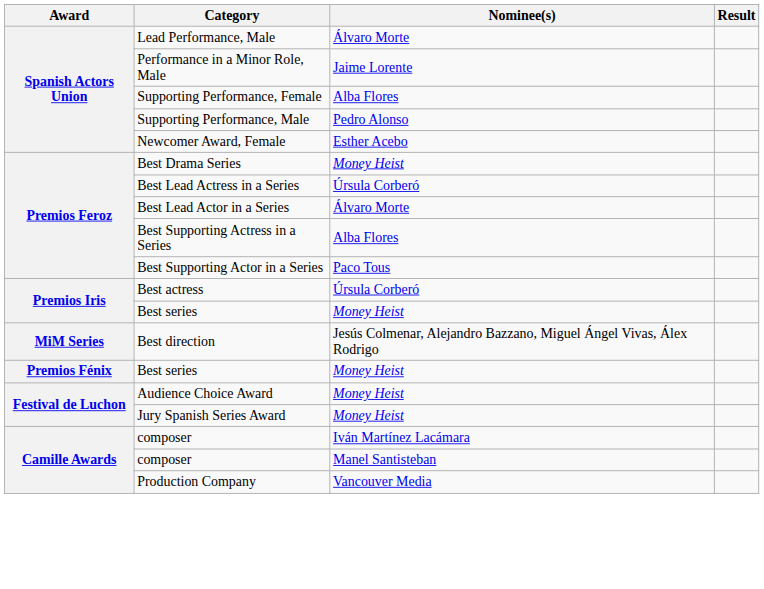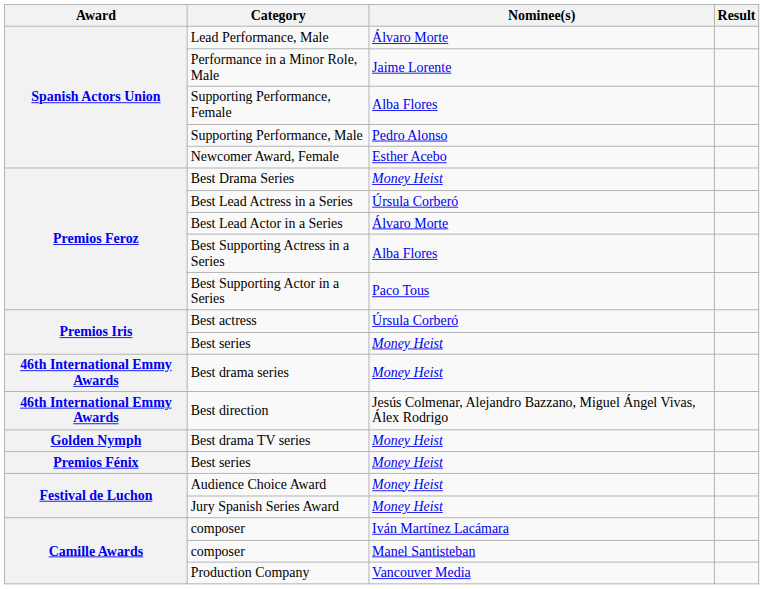+ row: (240, 372)
(69, 341) MiM Series -> (96, 410) 46th International Emmy Awards
+ row: (251, 440)
